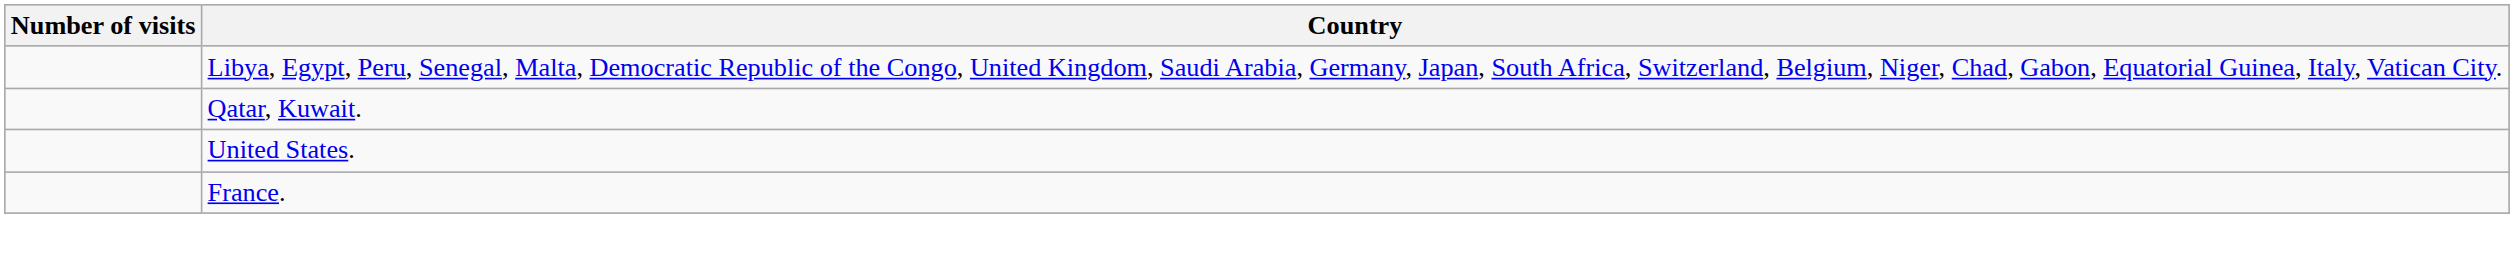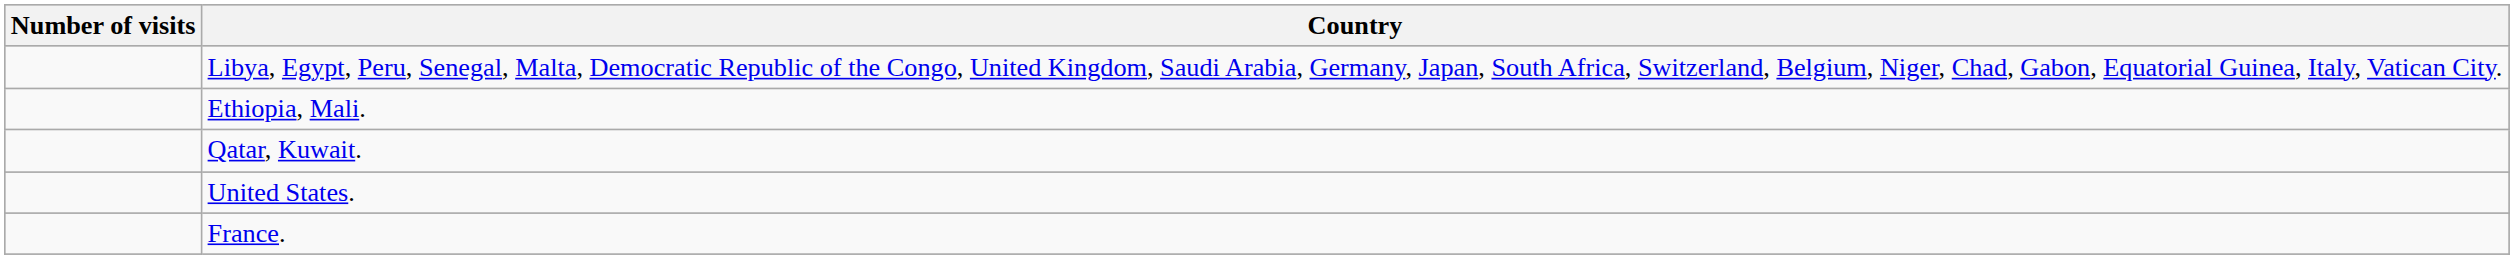+ row: (287, 108)
